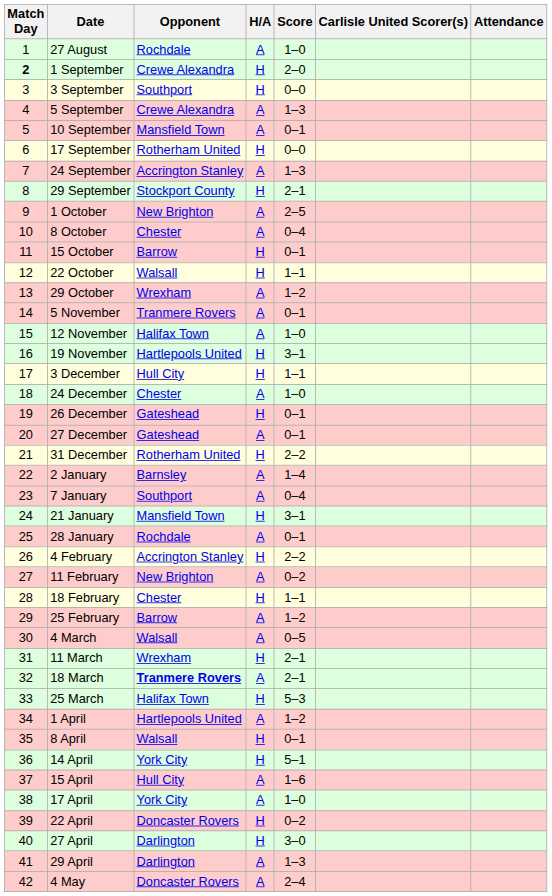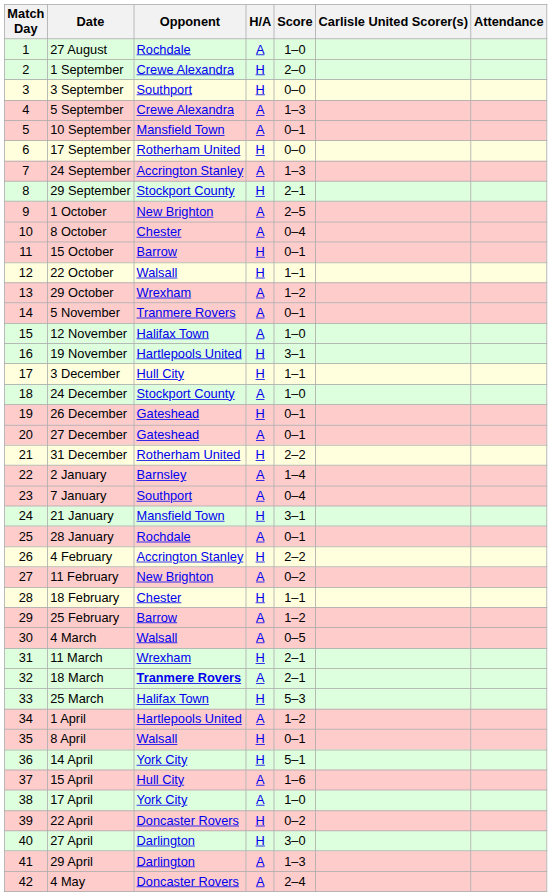(26, 69) bold -> (26, 69) normal
(159, 394) Chester -> (186, 394) Stockport County
